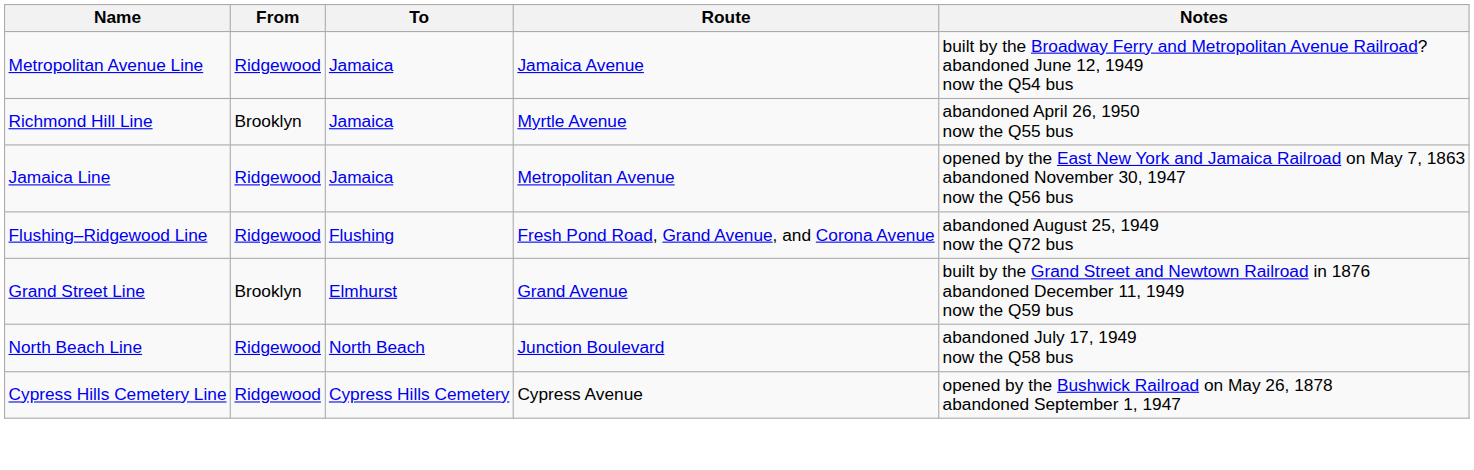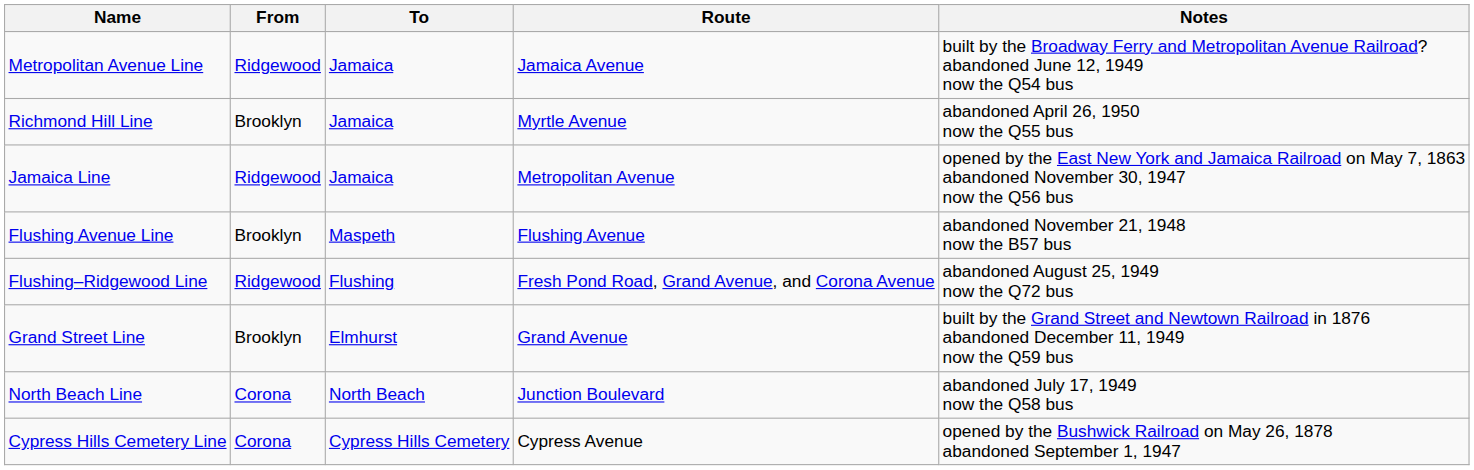+ row: (91, 234)
(278, 347) Ridgewood -> (263, 394) Corona
(278, 394) Ridgewood -> (263, 441) Corona
